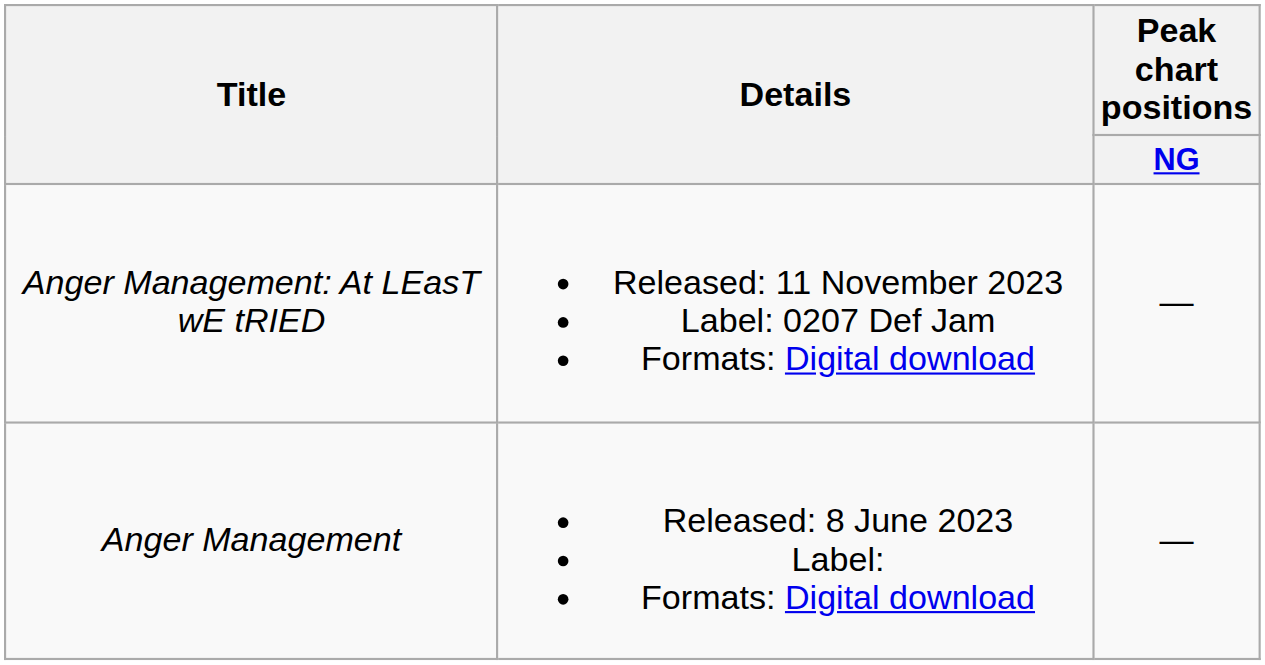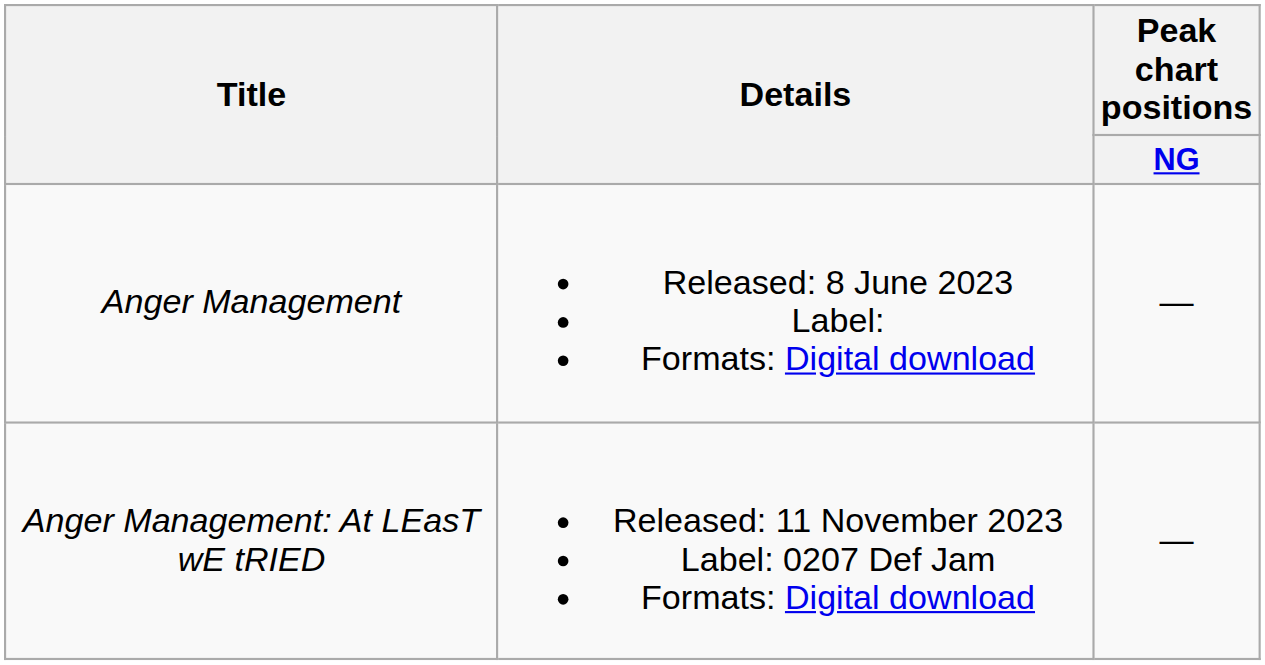rows swapped: (251, 539) <-> (251, 302)
